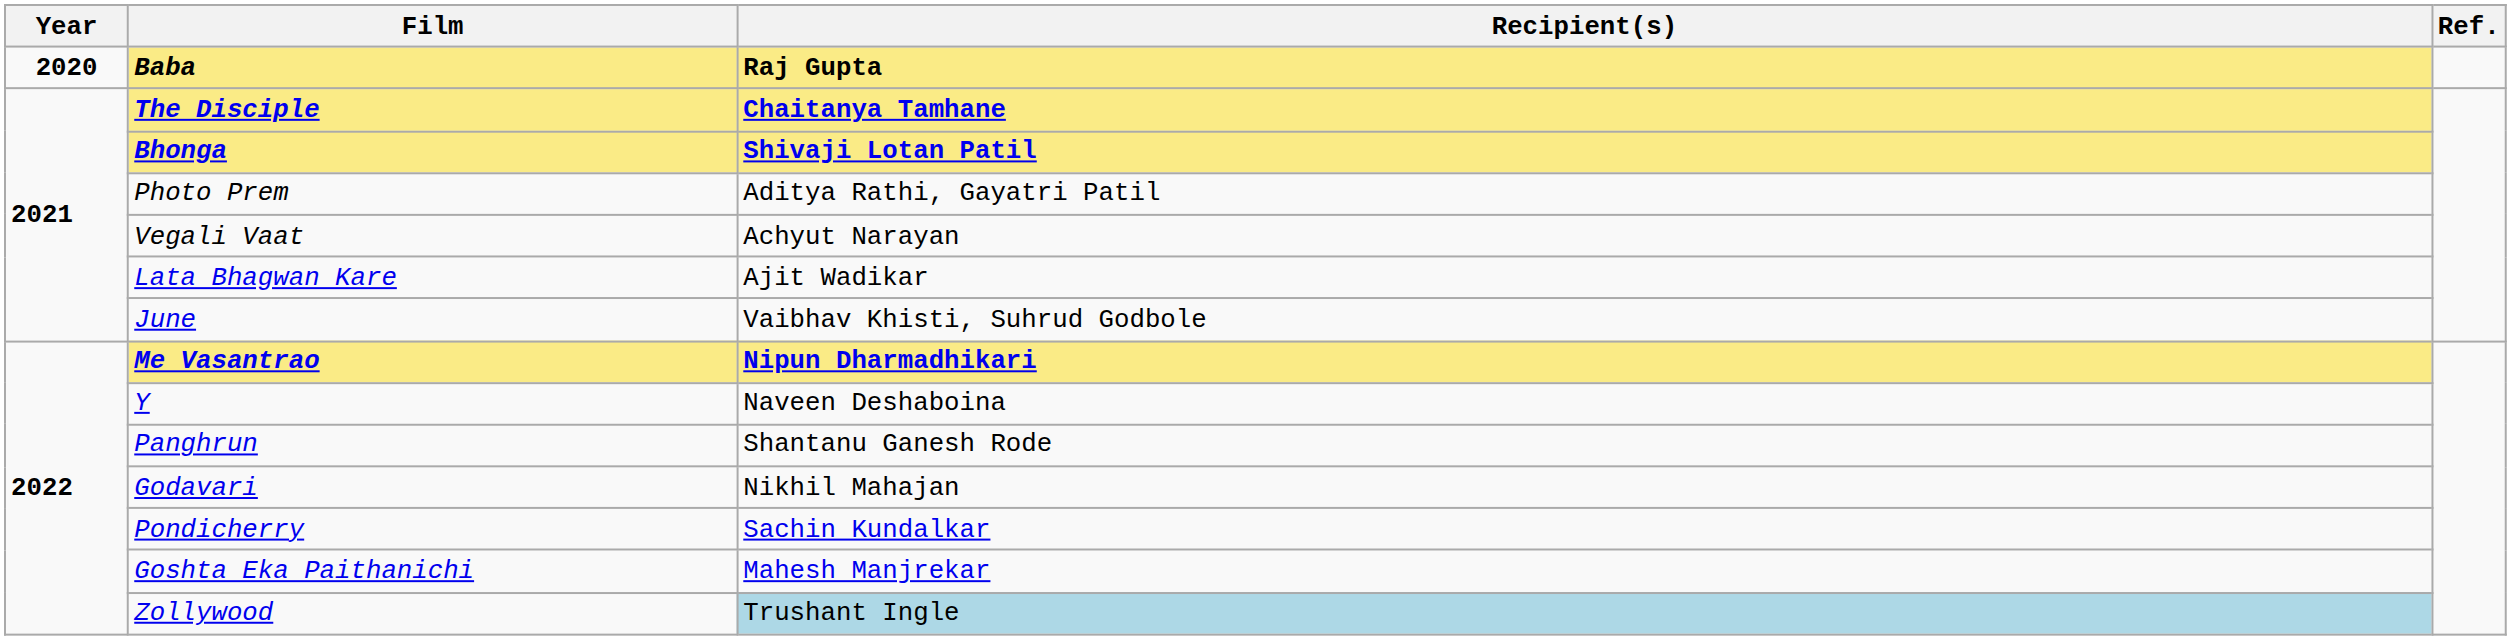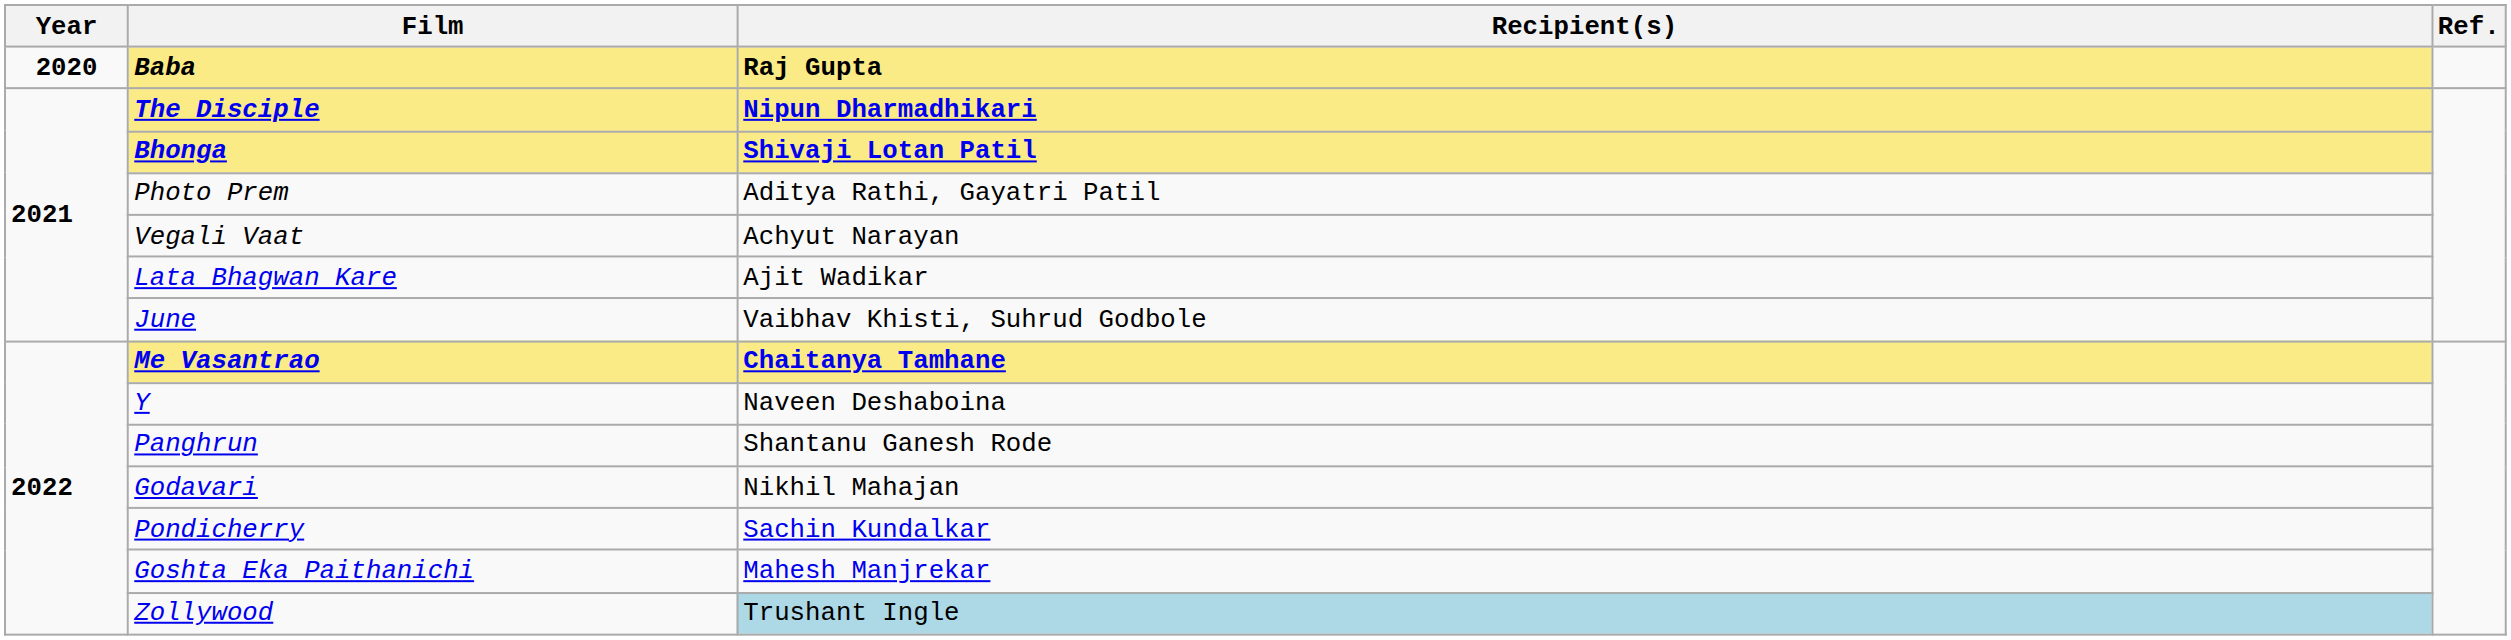(875, 110) Chaitanya Tamhane -> (890, 110) Nipun Dharmadhikari
(890, 362) Nipun Dharmadhikari -> (875, 362) Chaitanya Tamhane
